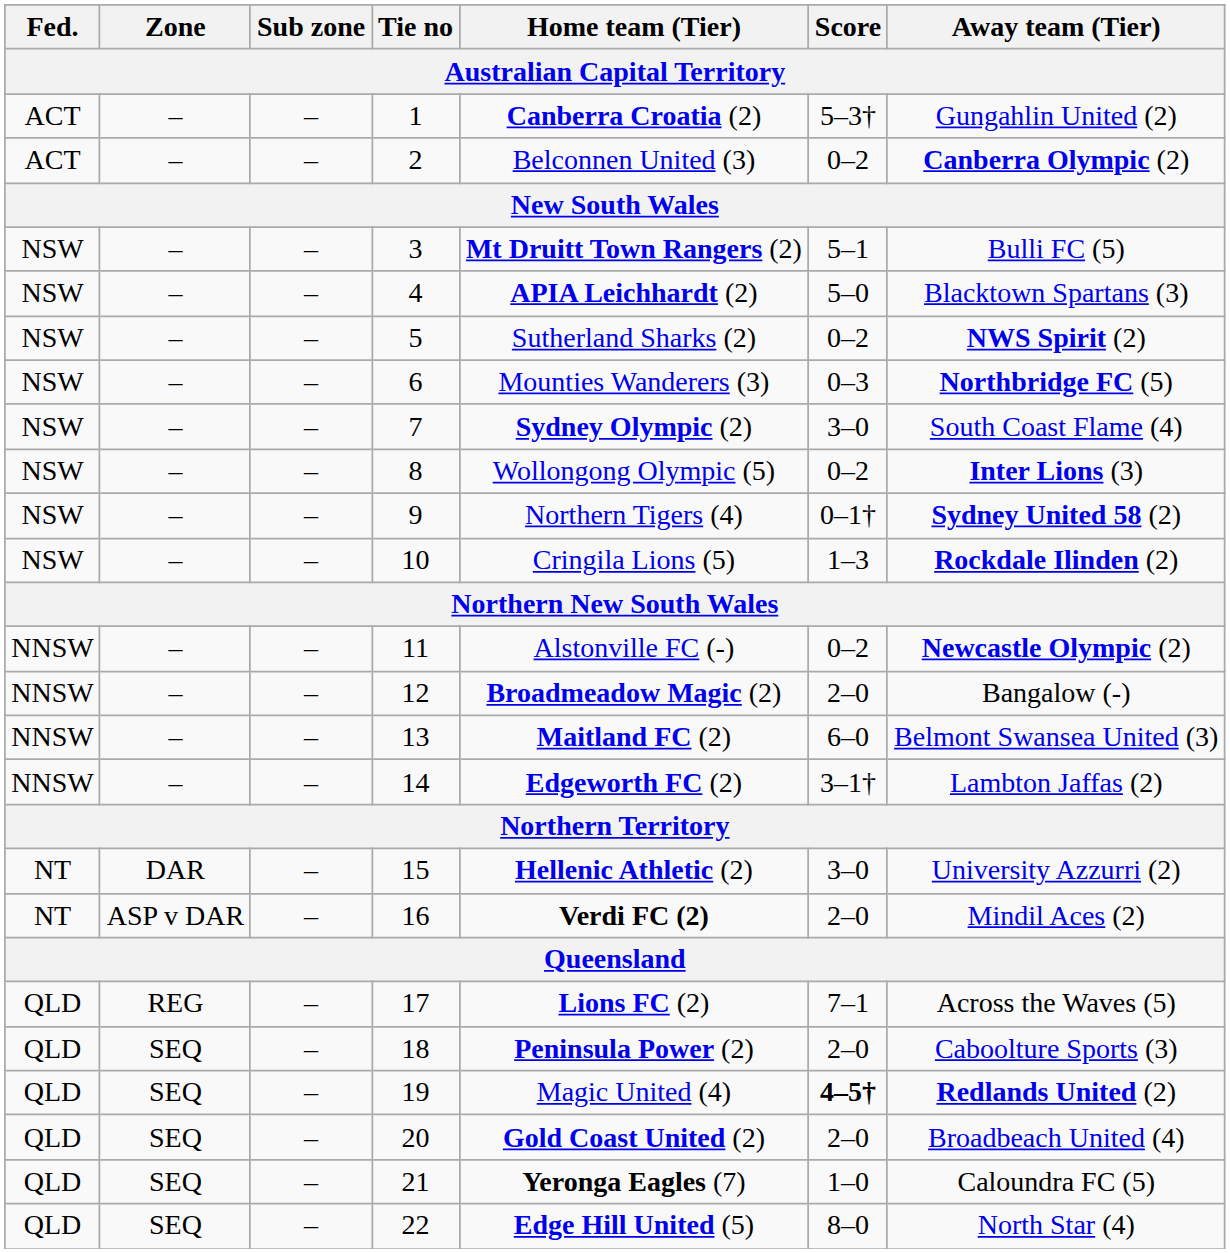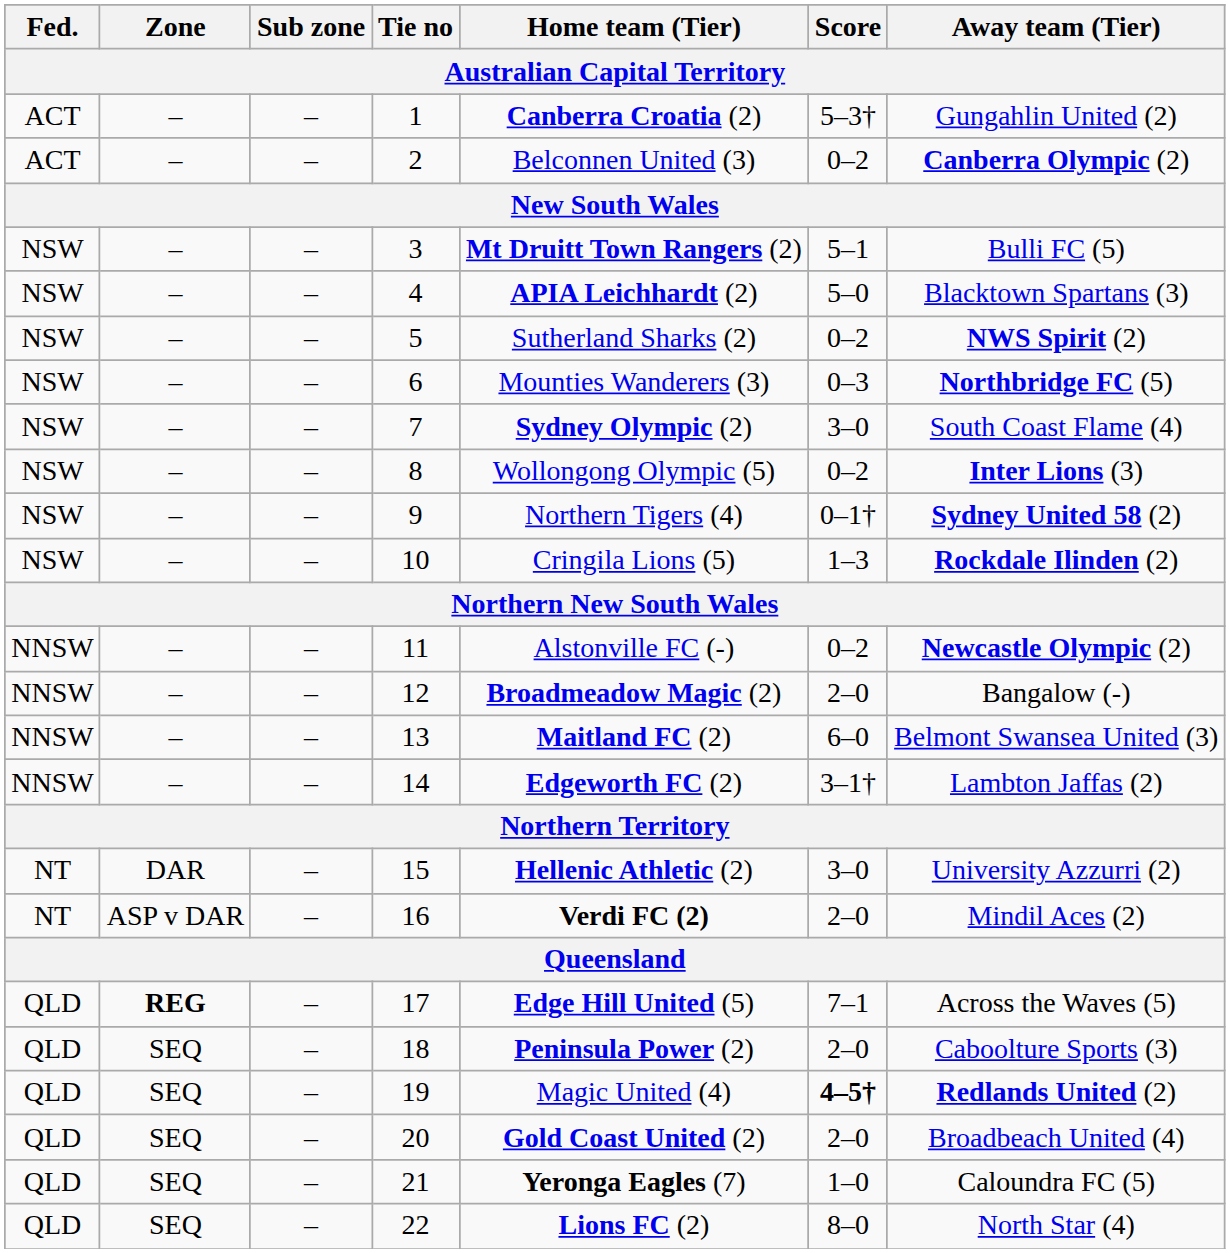(175, 1003) normal -> (175, 1003) bold
(634, 1003) Lions FC (2) -> (634, 1003) Edge Hill United (5)
(634, 1225) Edge Hill United (5) -> (634, 1225) Lions FC (2)
